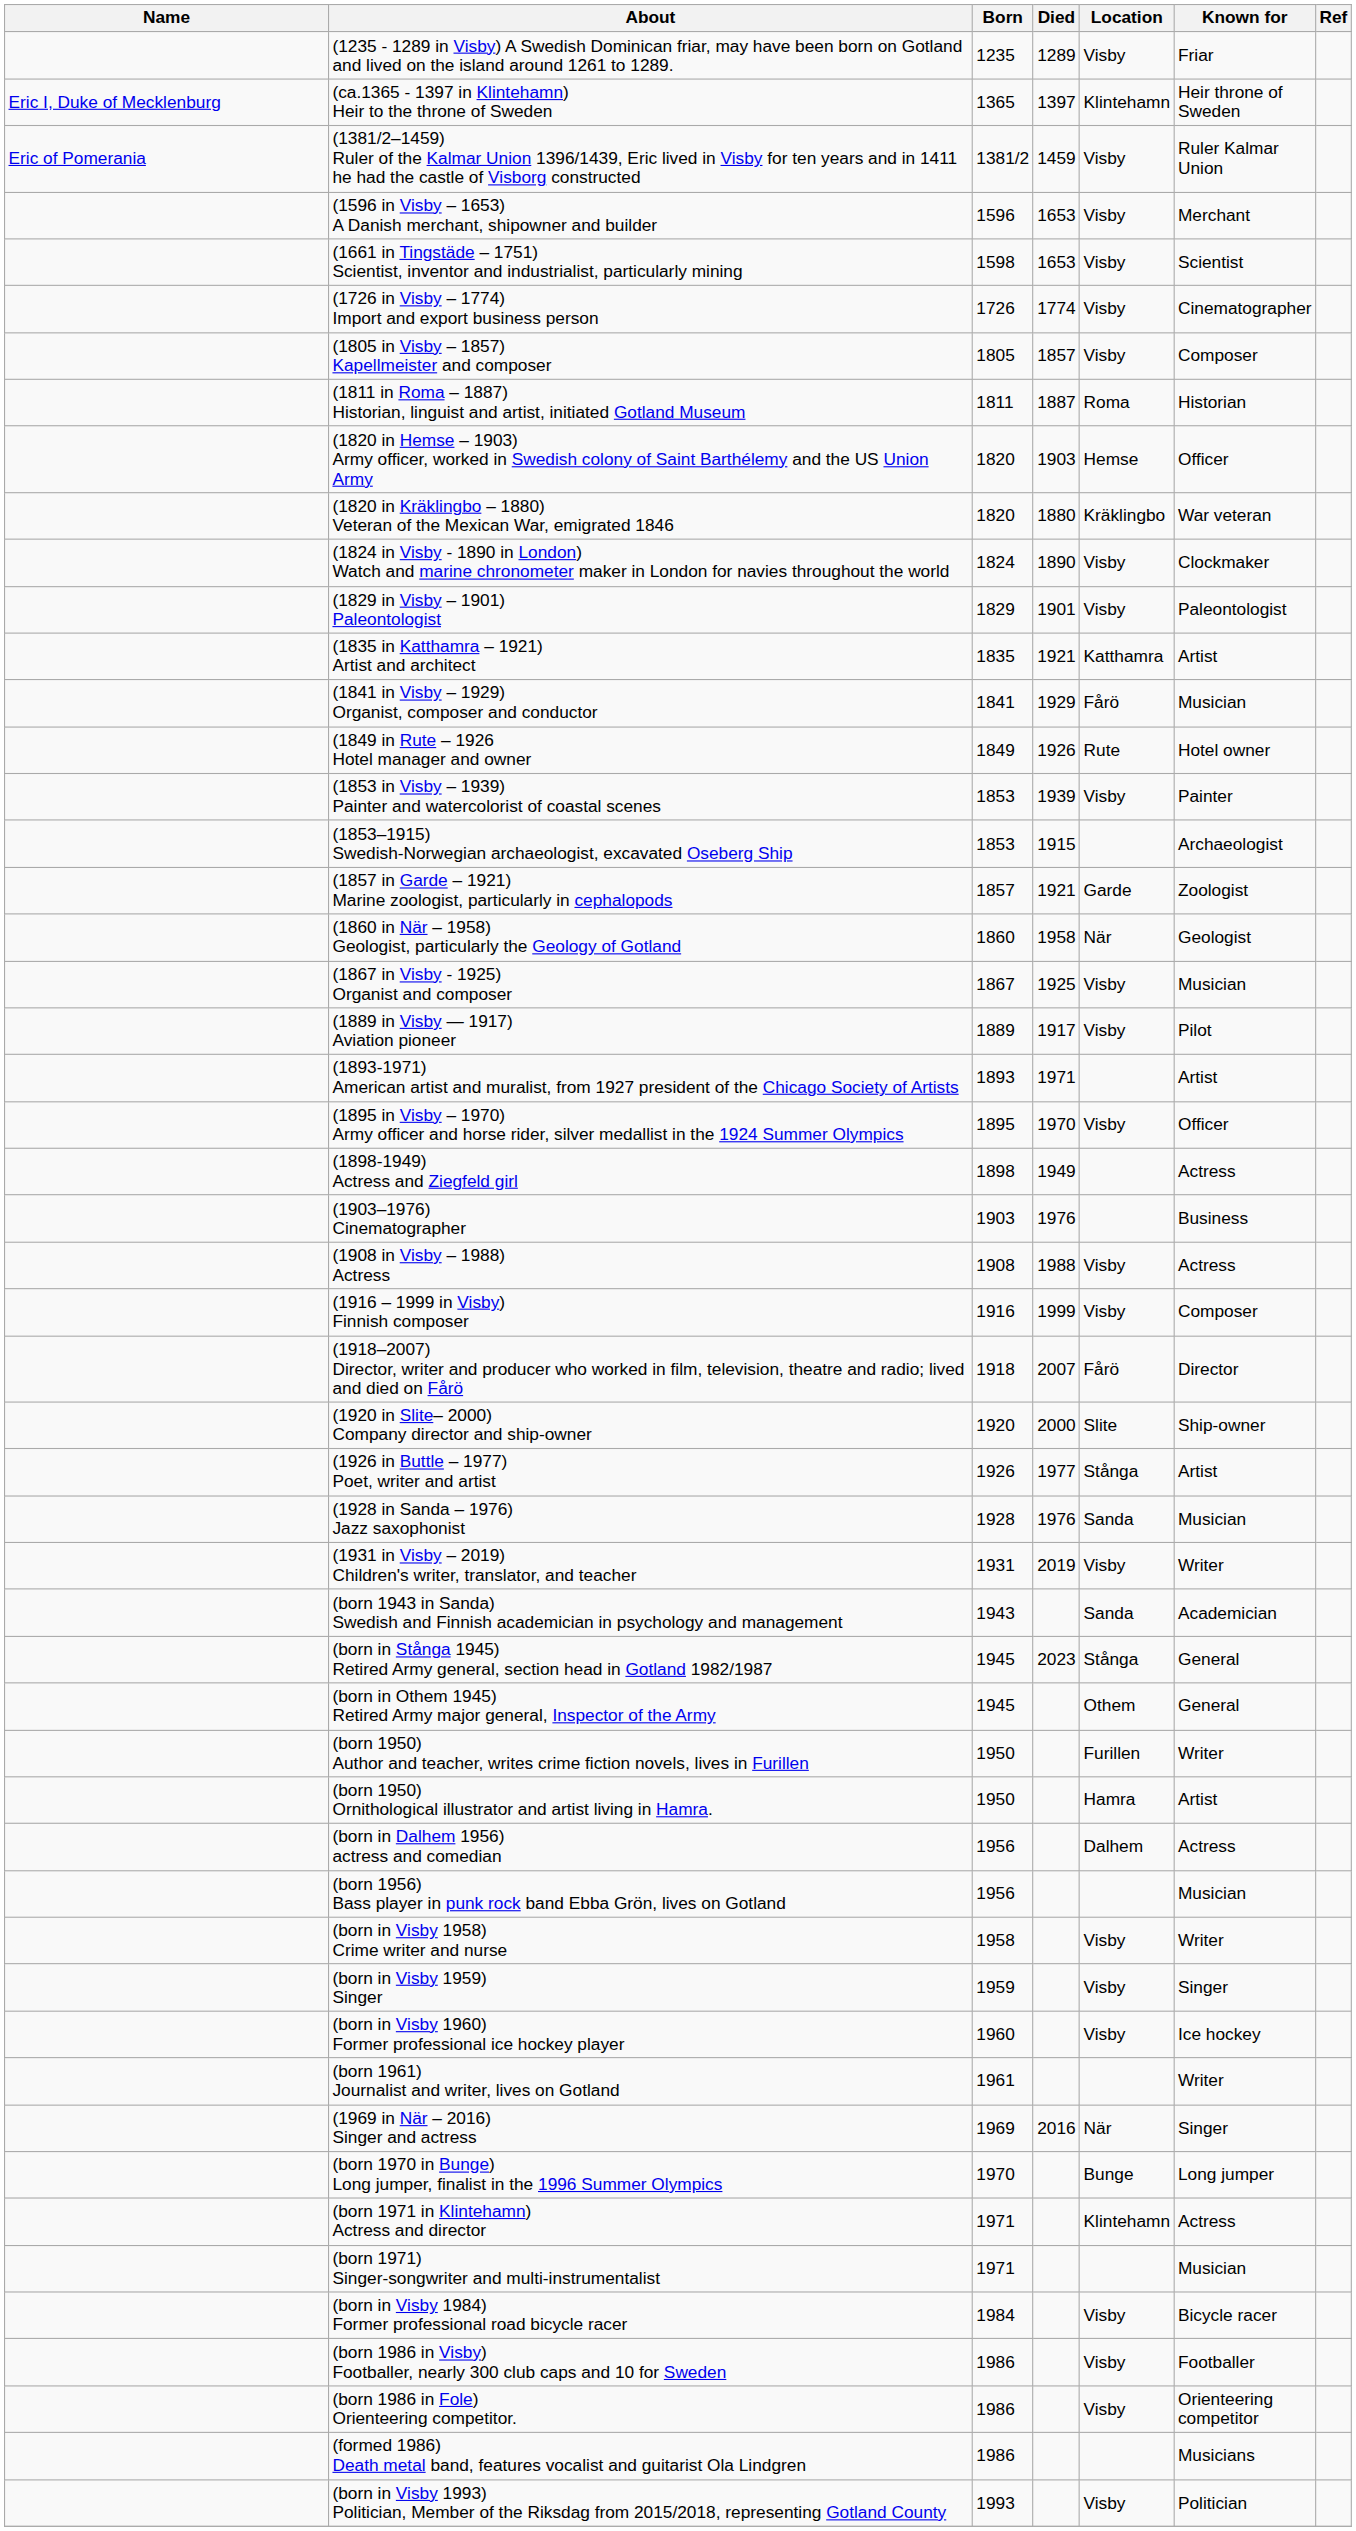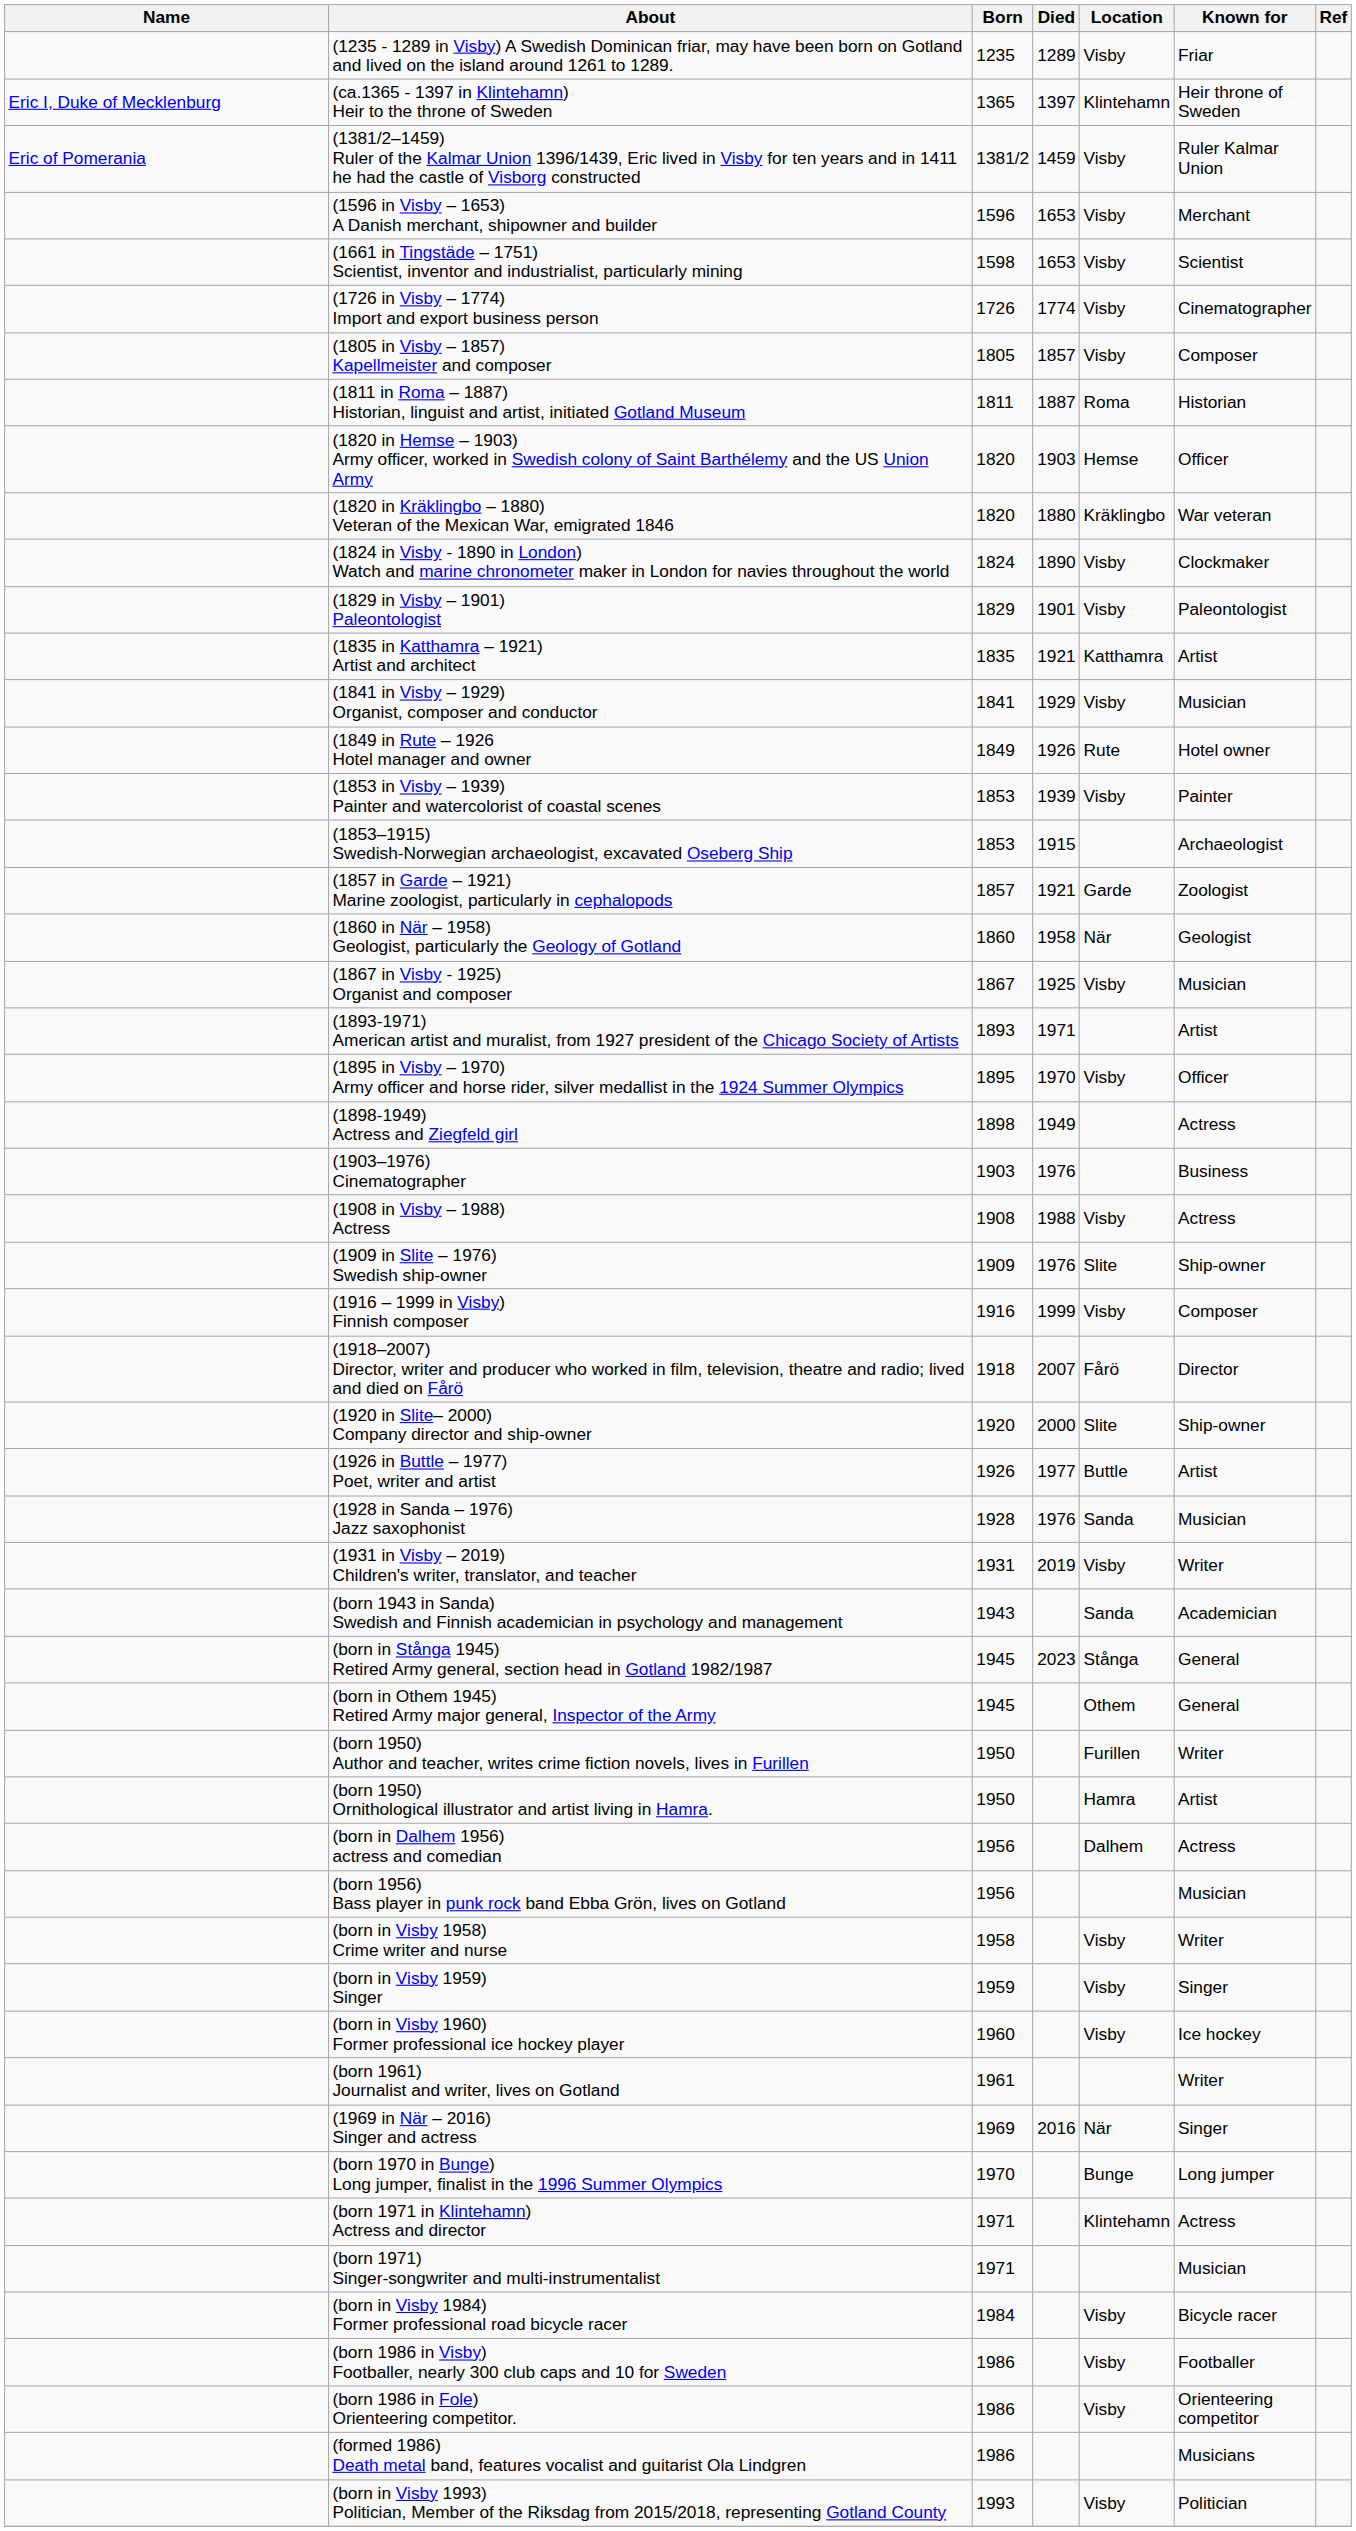(1101, 703) Fårö -> (1105, 703) Visby
- row: (423, 1031)
+ row: (415, 1265)
(1111, 1472) Stånga -> (1106, 1472) Buttle
